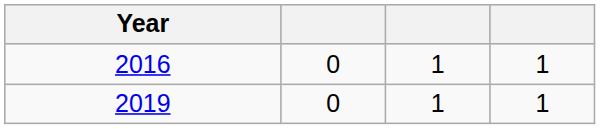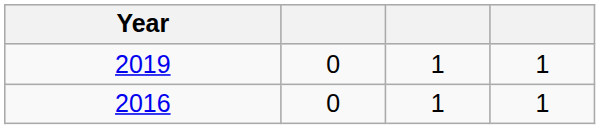rows swapped: (143, 63) <-> (143, 103)
